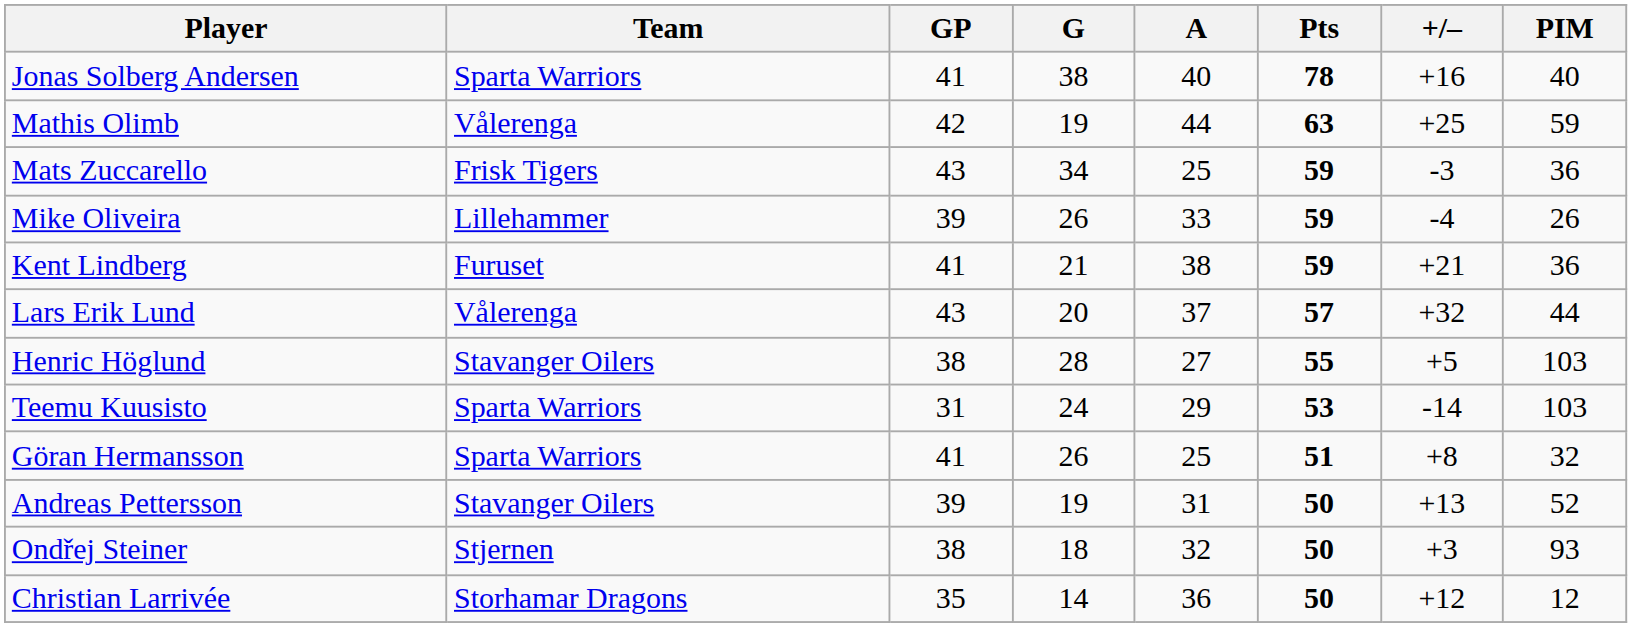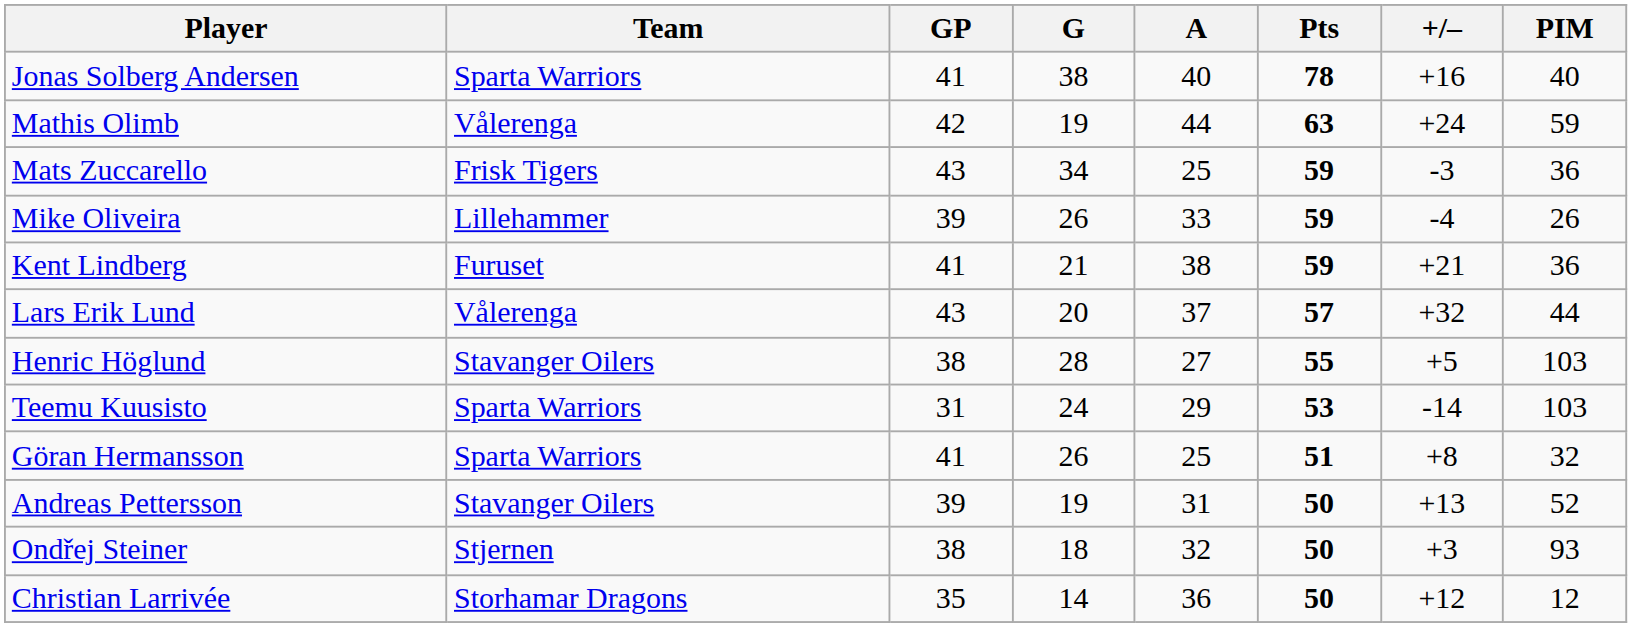(1442, 123) +25 -> (1442, 123) +24
